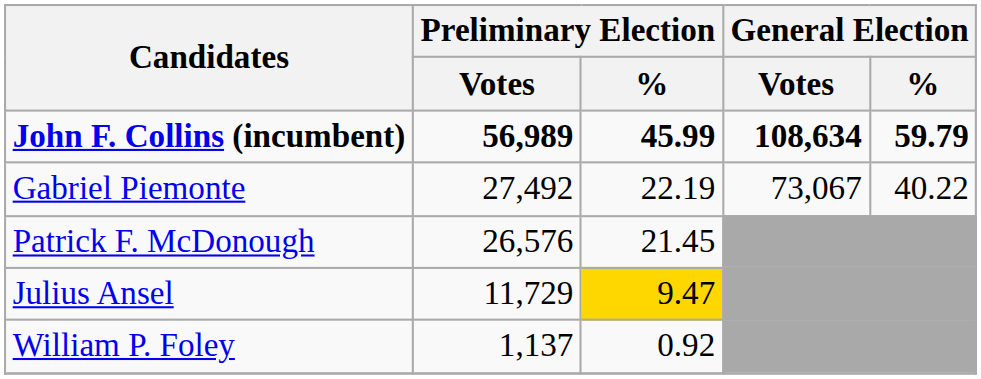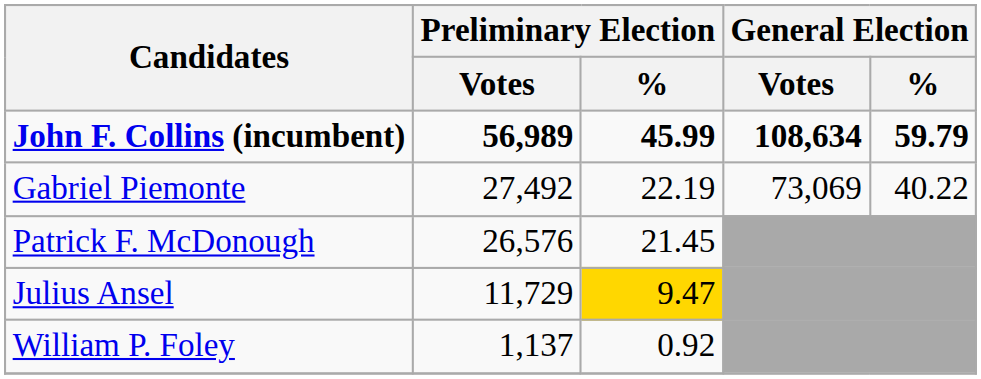(816, 188) 73,067 -> (816, 188) 73,069
